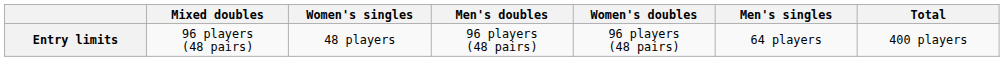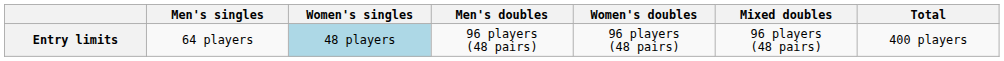columns swapped: (786, 14) <-> (218, 14)
(360, 40) no background -> (360, 40) lightblue background
